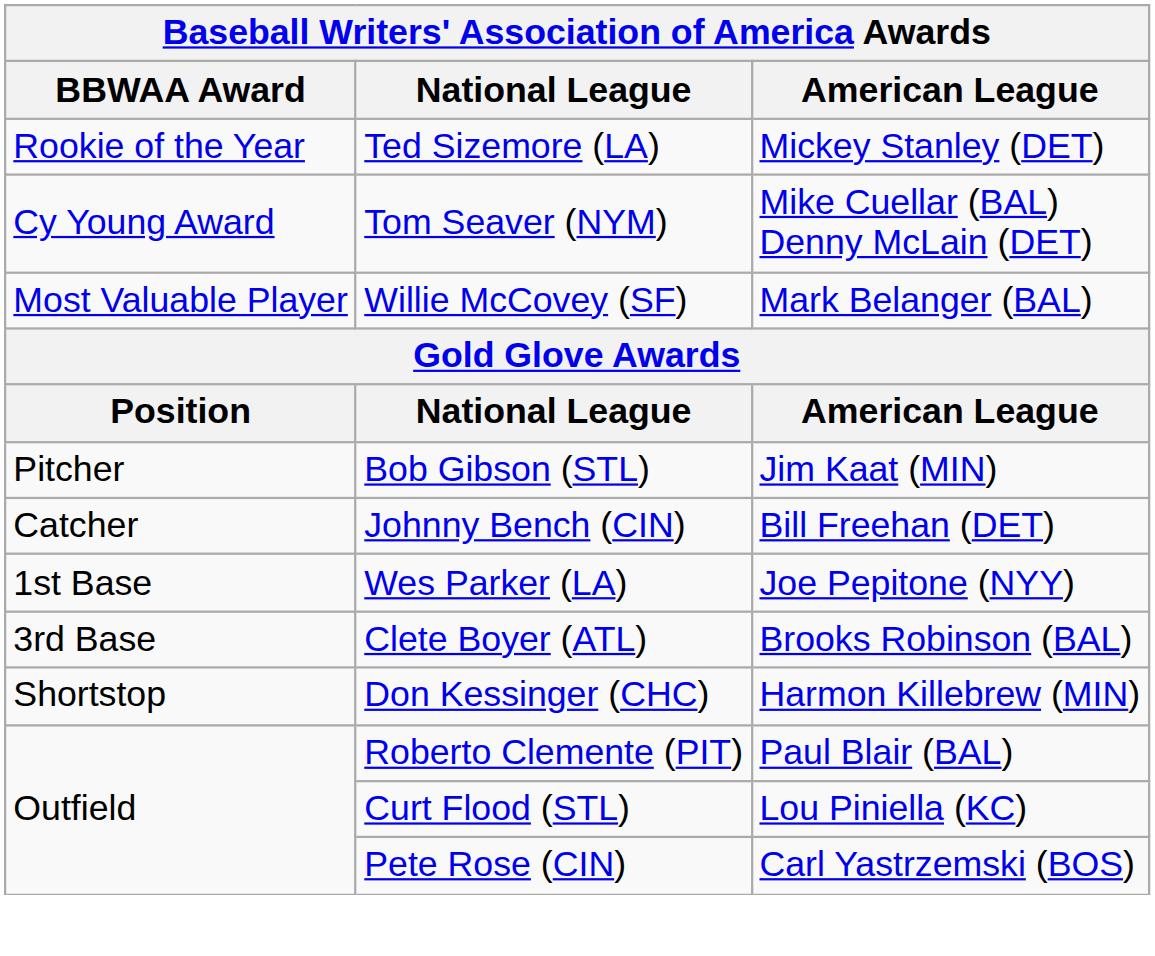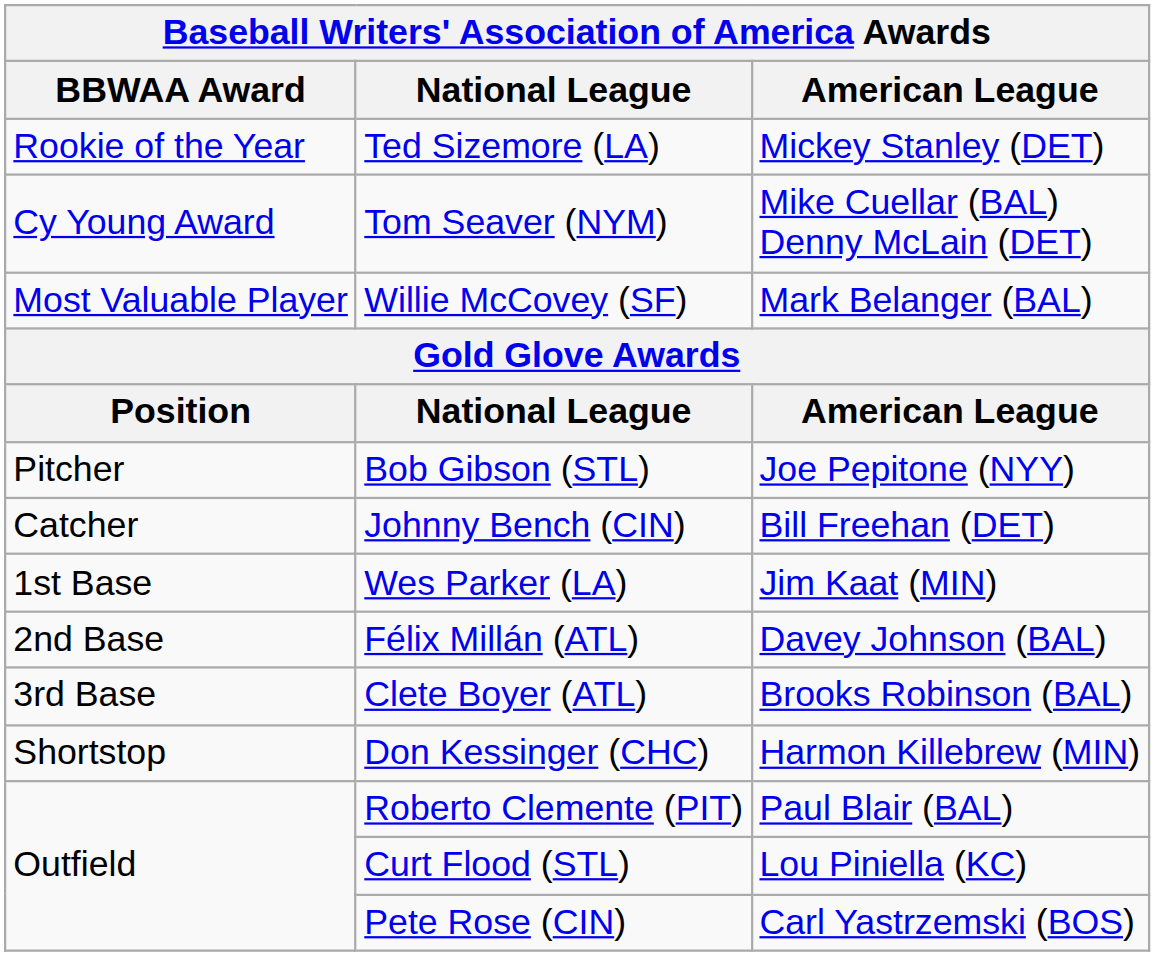(878, 469) Jim Kaat (MIN) -> (917, 469) Joe Pepitone (NYY)
(917, 582) Joe Pepitone (NYY) -> (878, 582) Jim Kaat (MIN)
+ row: (502, 638)
